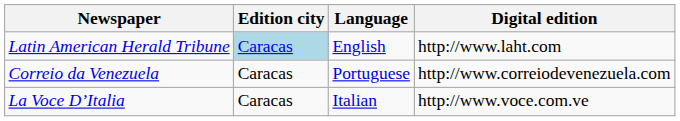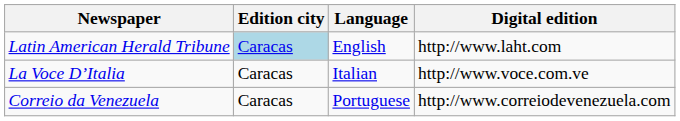rows swapped: (84, 73) <-> (67, 101)
